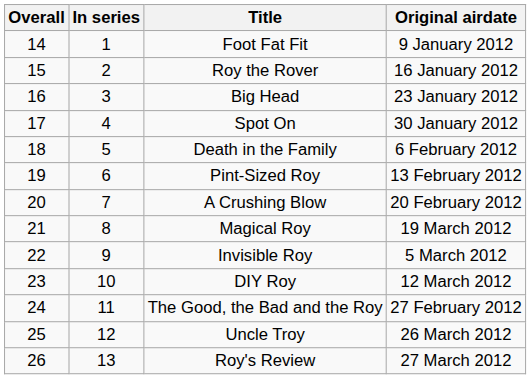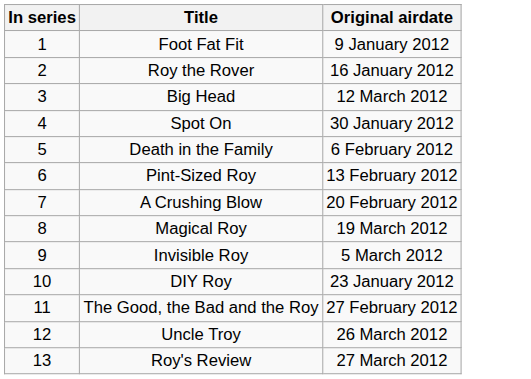- column: (37, 17)
(456, 96) 23 January 2012 -> (392, 96) 12 March 2012
(456, 281) 12 March 2012 -> (392, 281) 23 January 2012
